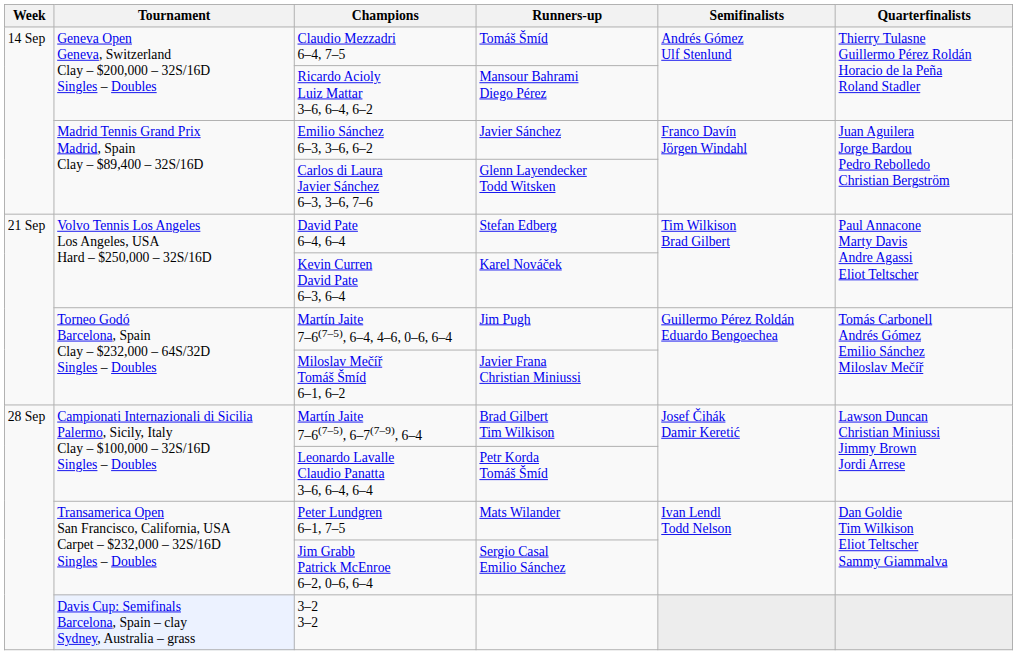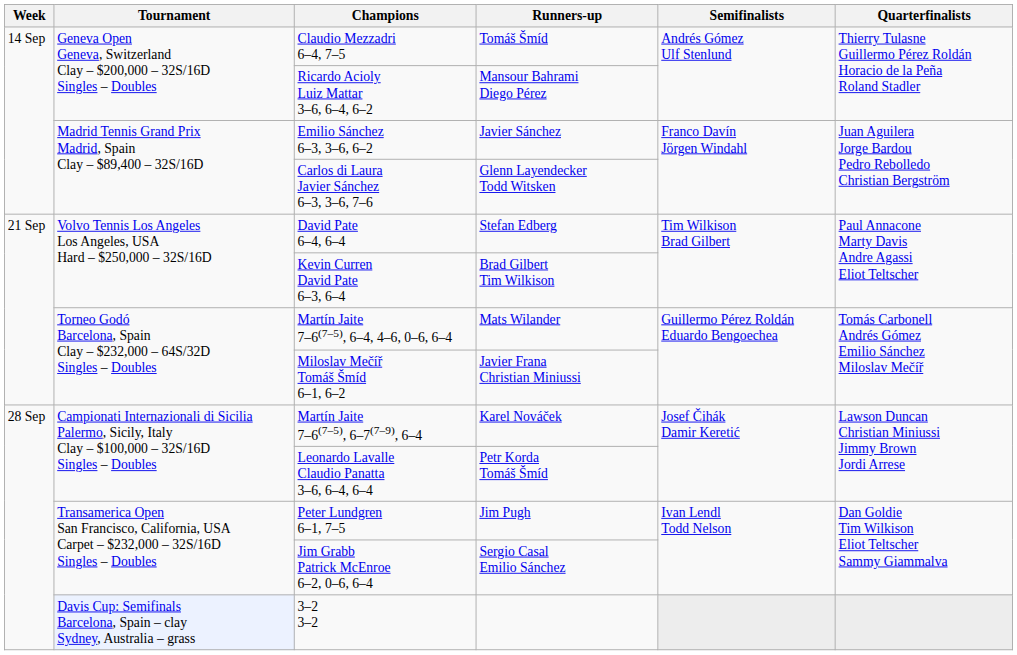(521, 264) Karel Nováček -> (517, 272) Brad Gilbert Tim Wilkison
(505, 319) Jim Pugh -> (520, 319) Mats Wilander
(517, 424) Brad Gilbert Tim Wilkison -> (521, 416) Karel Nováček
(520, 512) Mats Wilander -> (505, 512) Jim Pugh
